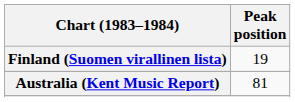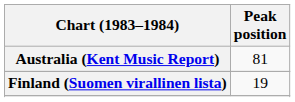rows swapped: (117, 83) <-> (117, 58)
